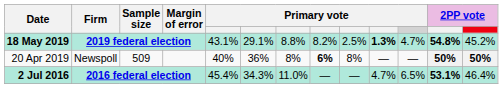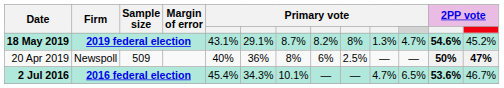(293, 42) 8.8% -> (293, 42) 8.7%
(354, 42) 2.5% -> (355, 42) 8%
(383, 42) bold -> (384, 42) normal
(445, 42) 54.8% -> (446, 42) 54.6%
(325, 59) bold -> (326, 59) normal
(354, 59) 8% -> (355, 59) 2.5%
(480, 59) 50% -> (481, 59) 47%
(293, 76) 11.0% -> (293, 76) 10.1%
(445, 76) 53.1% -> (446, 76) 53.6%
(480, 76) 46.4% -> (481, 76) 46.7%
